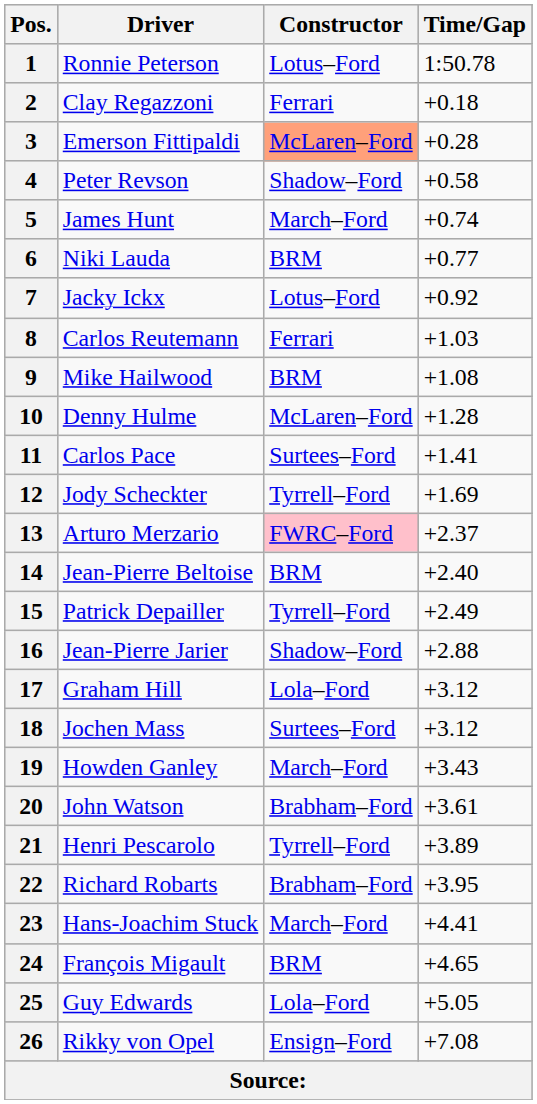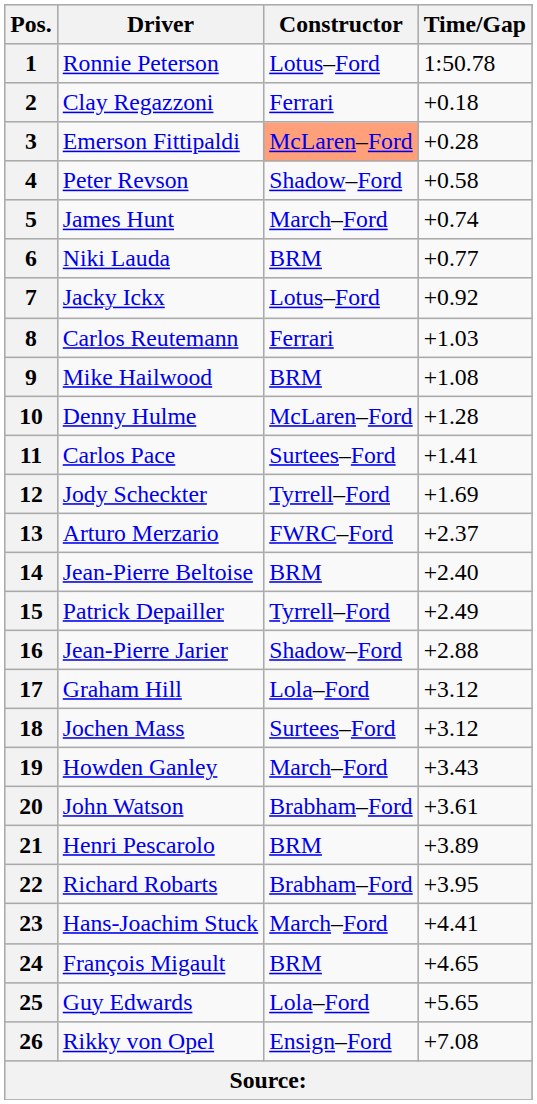(331, 532) pink background -> (331, 532) no background
(330, 845) Tyrrell–Ford -> (296, 845) BRM
(451, 1001) +5.05 -> (451, 1001) +5.65
